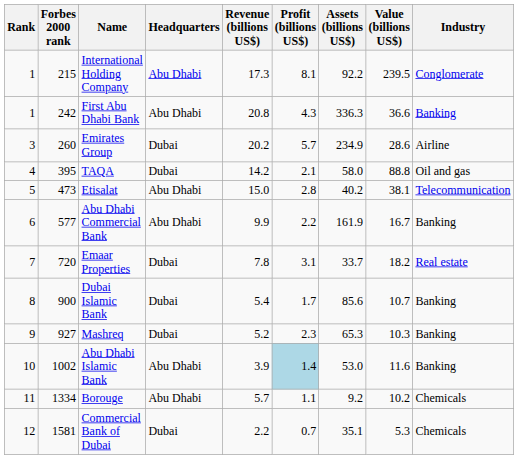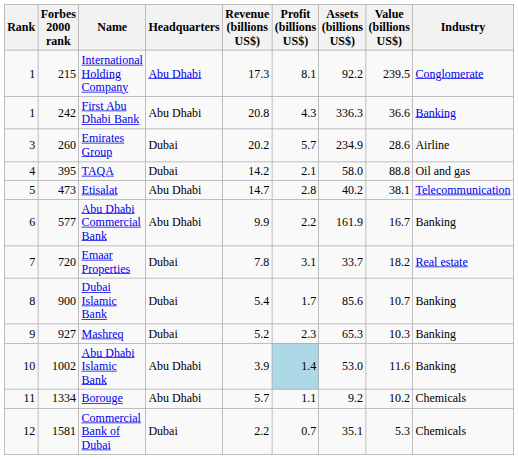(259, 190) 15.0 -> (259, 190) 14.7
